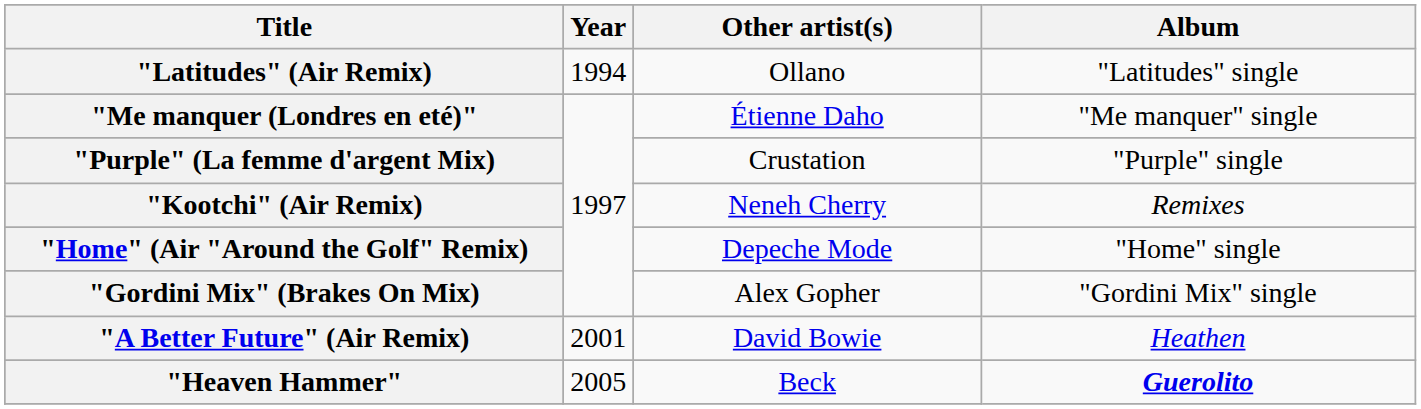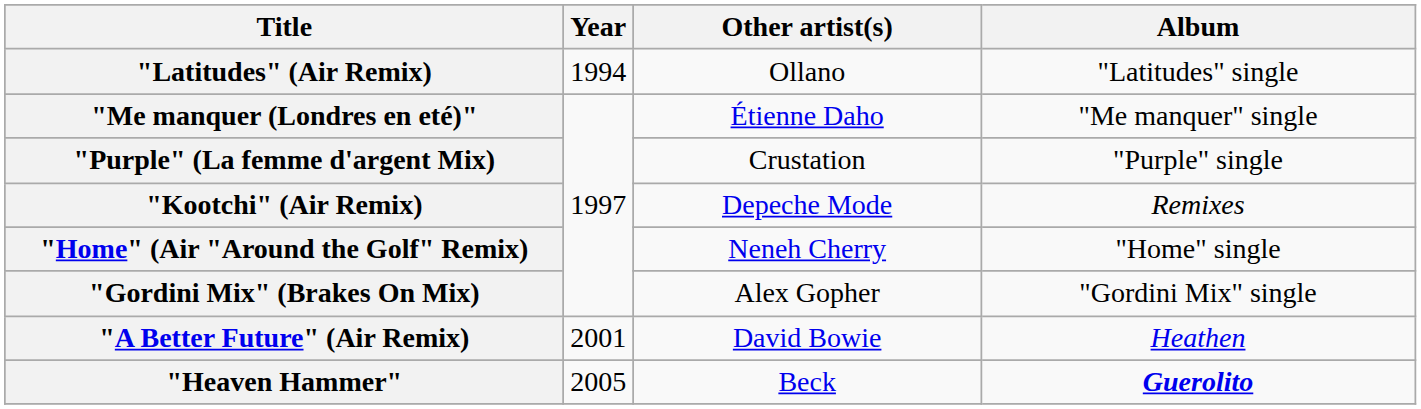(807, 204) Neneh Cherry -> (807, 204) Depeche Mode
(807, 248) Depeche Mode -> (807, 248) Neneh Cherry
